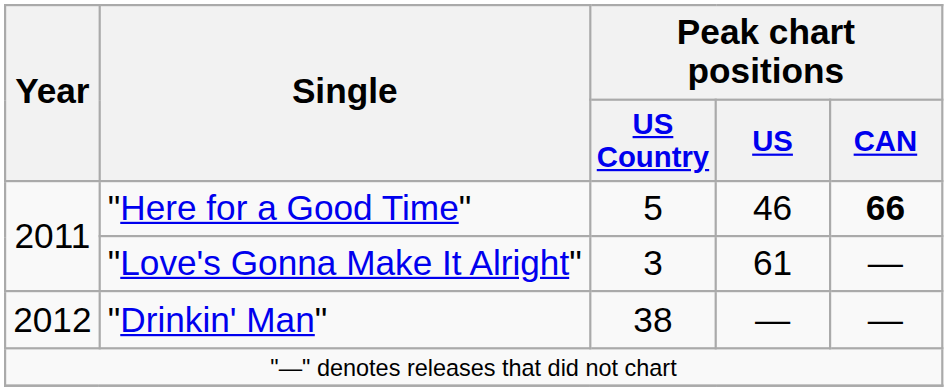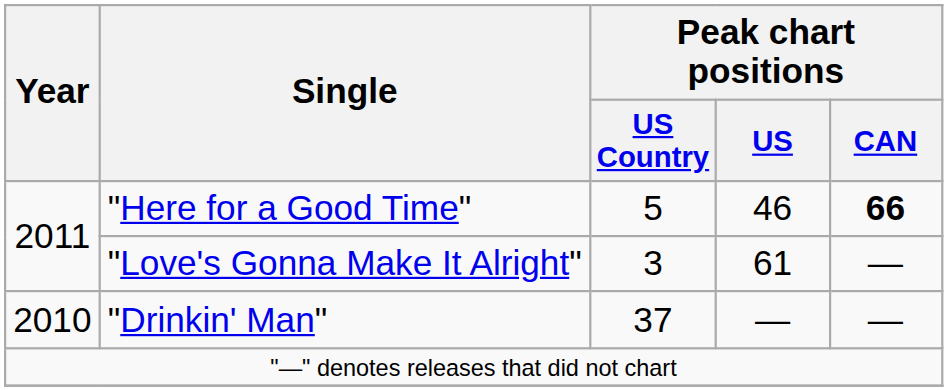(52, 319) 2012 -> (52, 319) 2010
(653, 319) 38 -> (653, 319) 37
